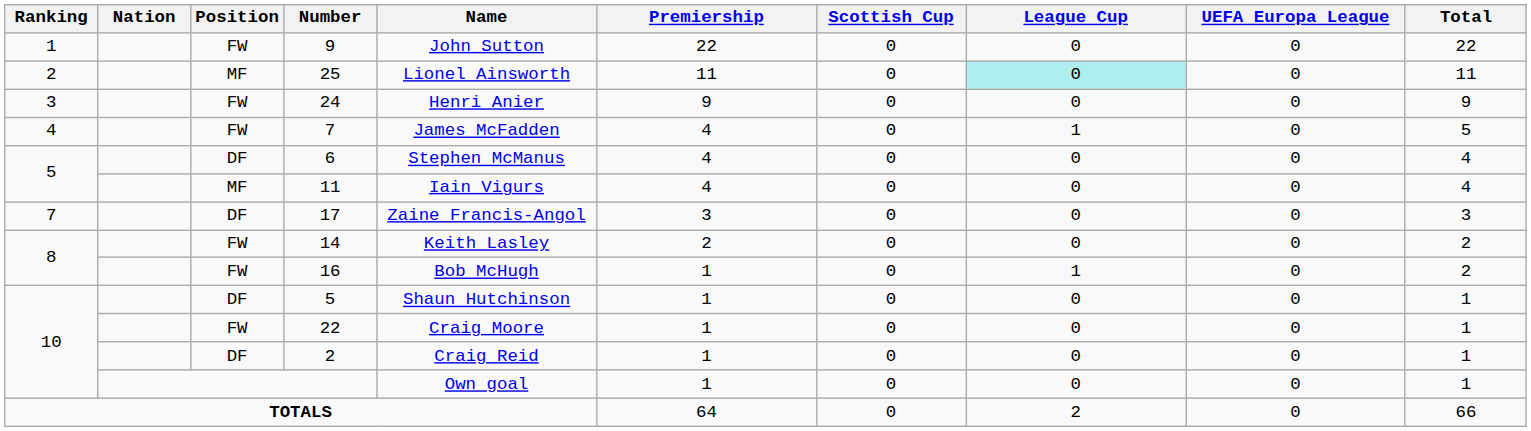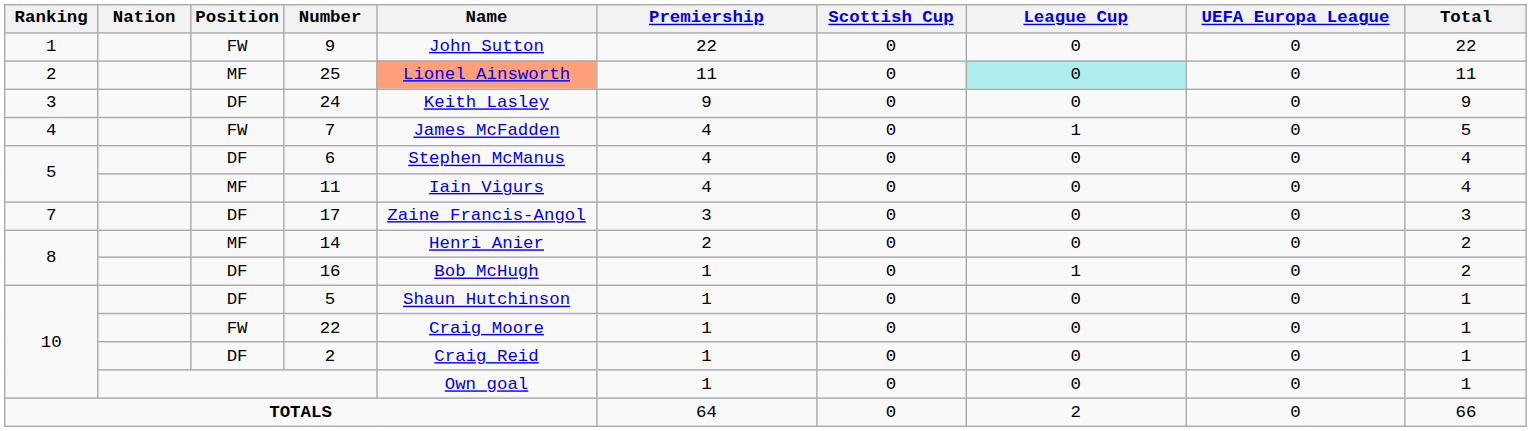(487, 75) no background -> (487, 75) lightsalmon background
(237, 103) FW -> (237, 103) DF
(487, 103) Henri Anier -> (487, 103) Keith Lasley
(237, 244) FW -> (237, 244) MF
(487, 244) Keith Lasley -> (487, 244) Henri Anier
(237, 272) FW -> (237, 272) DF
